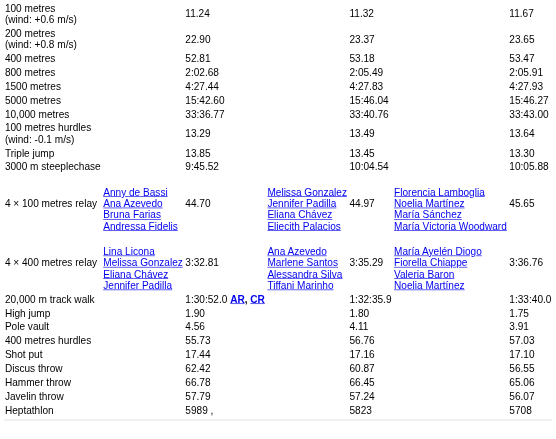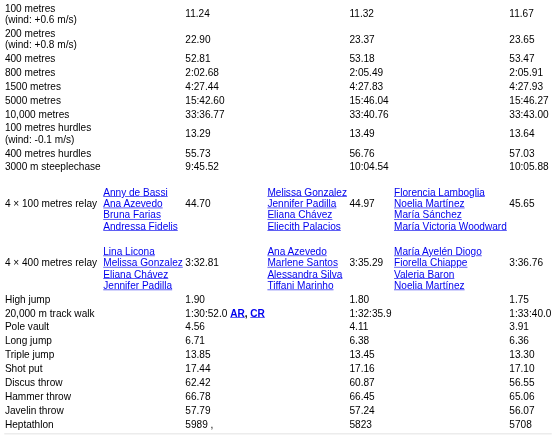rows swapped: (48, 341) <-> (30, 153)
rows swapped: (50, 299) <-> (28, 313)
+ row: (28, 341)
